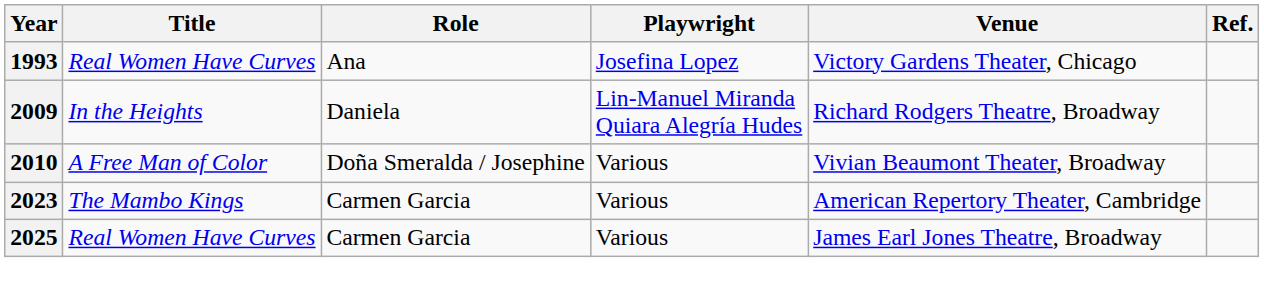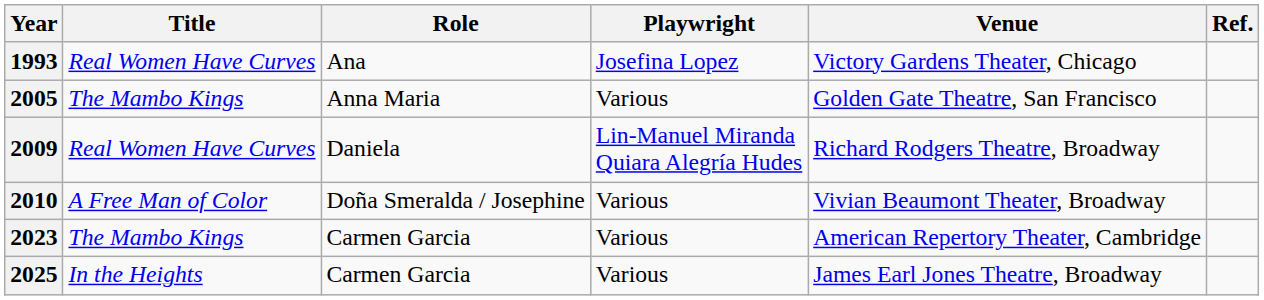+ row: (34, 98)
(136, 111) In the Heights -> (192, 149) Real Women Have Curves
(192, 237) Real Women Have Curves -> (136, 275) In the Heights
